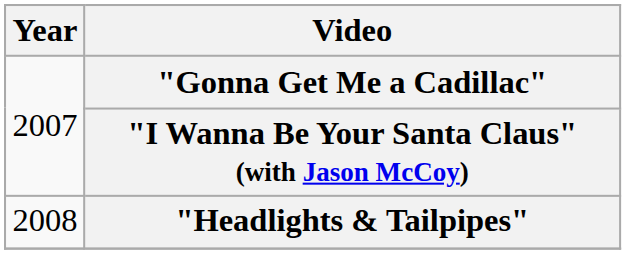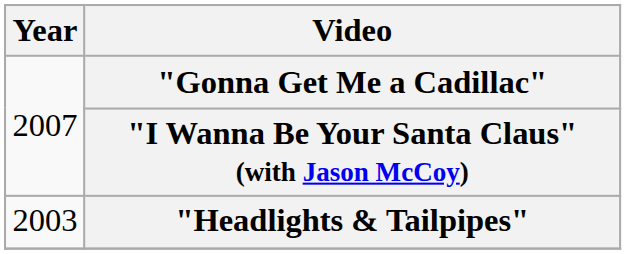(45, 221) 2008 -> (45, 221) 2003
